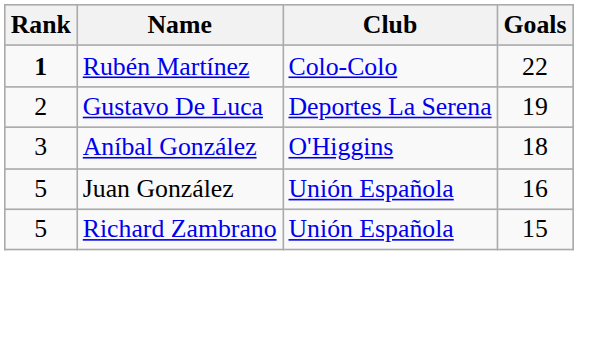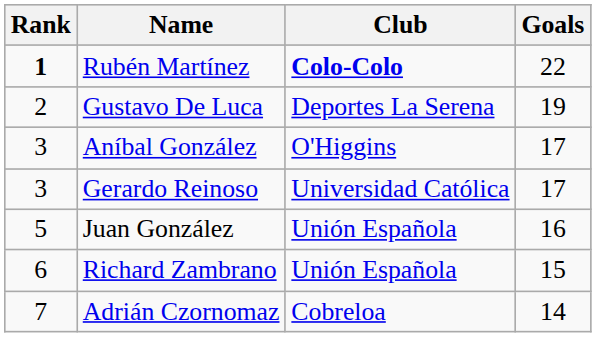(343, 65) normal -> (347, 65) bold
(535, 147) 18 -> (553, 147) 17
+ row: (170, 188)
(41, 229) 5 -> (41, 270) 6
+ row: (181, 310)
